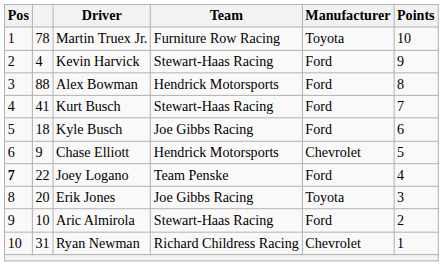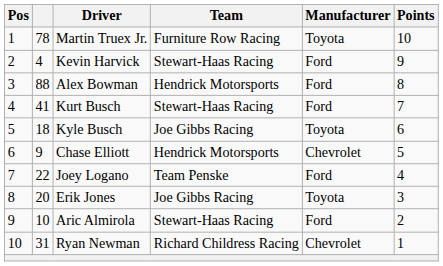(319, 129) Ford -> (325, 129) Toyota
(11, 174) bold -> (11, 174) normal
